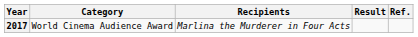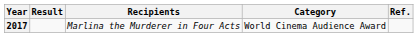columns swapped: (102, 11) <-> (370, 11)
